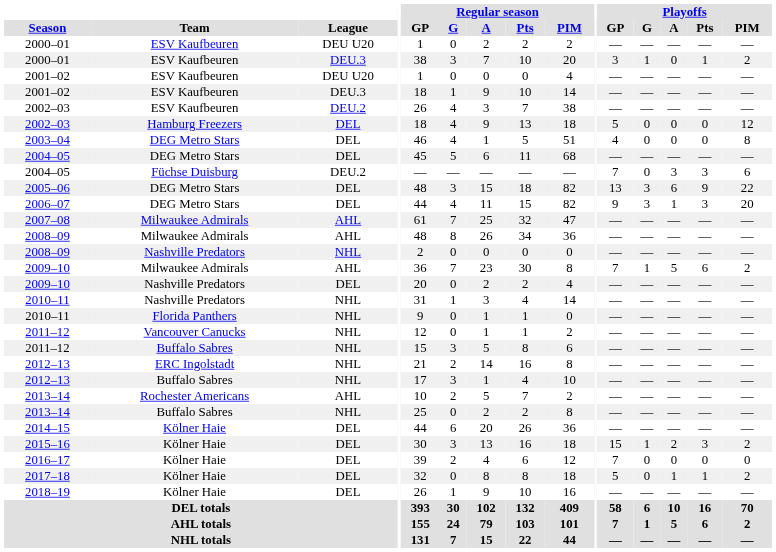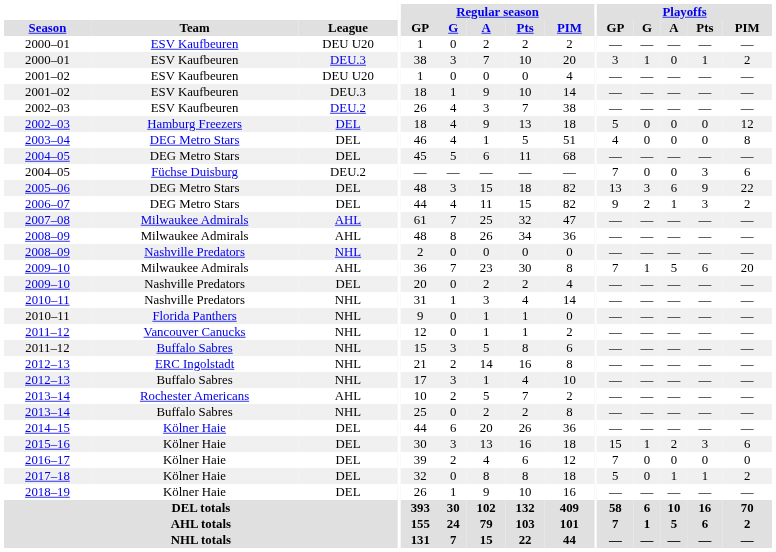(674, 172) 3 -> (674, 172) 0
(647, 204) 3 -> (647, 204) 2
(747, 204) 20 -> (747, 204) 2
(747, 268) 2 -> (747, 268) 20
(747, 444) 2 -> (747, 444) 6
